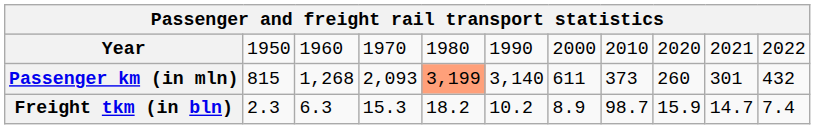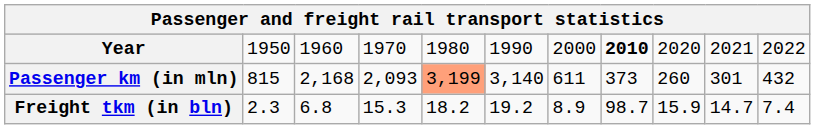(627, 49) normal -> (627, 49) bold
(327, 79) 1,268 -> (327, 79) 2,168
(316, 109) 6.3 -> (316, 109) 6.8
(511, 109) 10.2 -> (511, 109) 19.2
